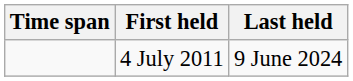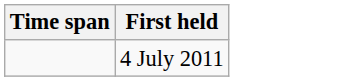- column: (288, 22)
